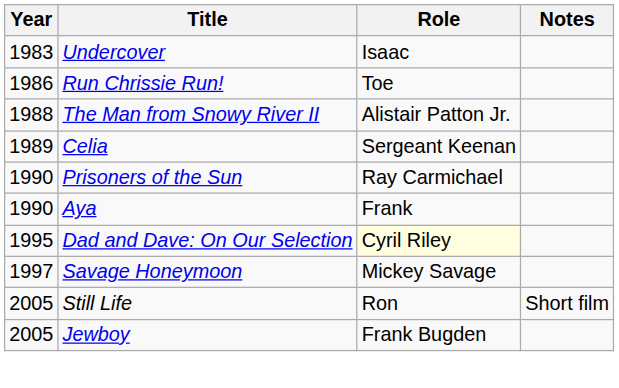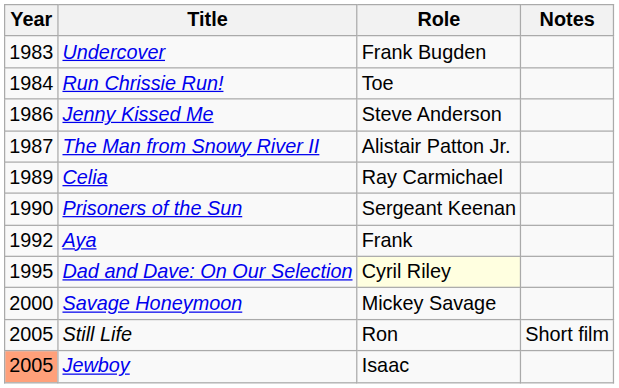(385, 51) Isaac -> (424, 51) Frank Bugden
(31, 83) 1986 -> (31, 83) 1984
+ row: (138, 114)
(31, 114) 1988 -> (31, 146) 1987
(439, 146) Sergeant Keenan -> (432, 177) Ray Carmichael
(432, 177) Ray Carmichael -> (439, 209) Sergeant Keenan
(31, 209) 1990 -> (31, 240) 1992
(31, 271) 1997 -> (31, 303) 2000
(31, 334) no background -> (31, 366) lightsalmon background
(424, 334) Frank Bugden -> (385, 366) Isaac
